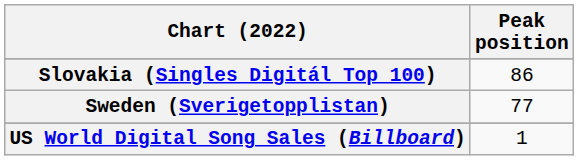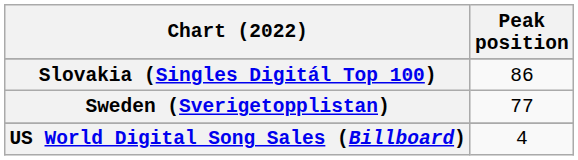(522, 138) 1 -> (522, 138) 4
